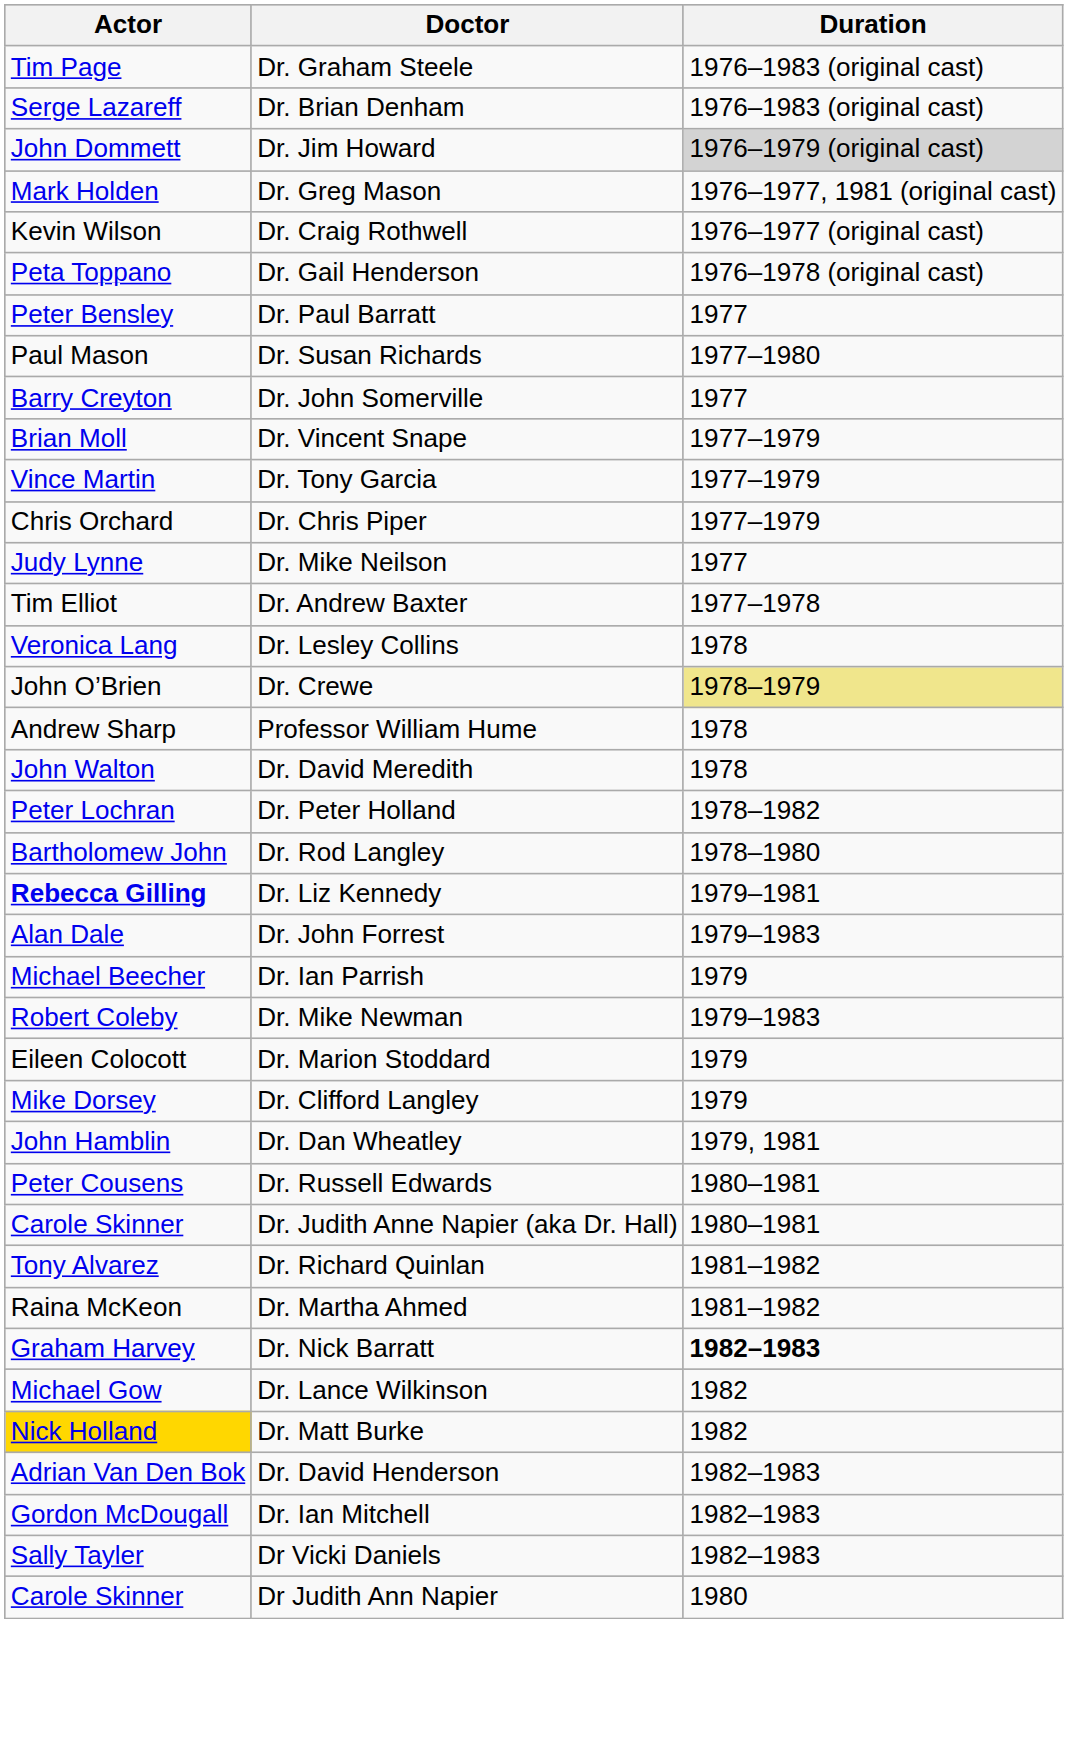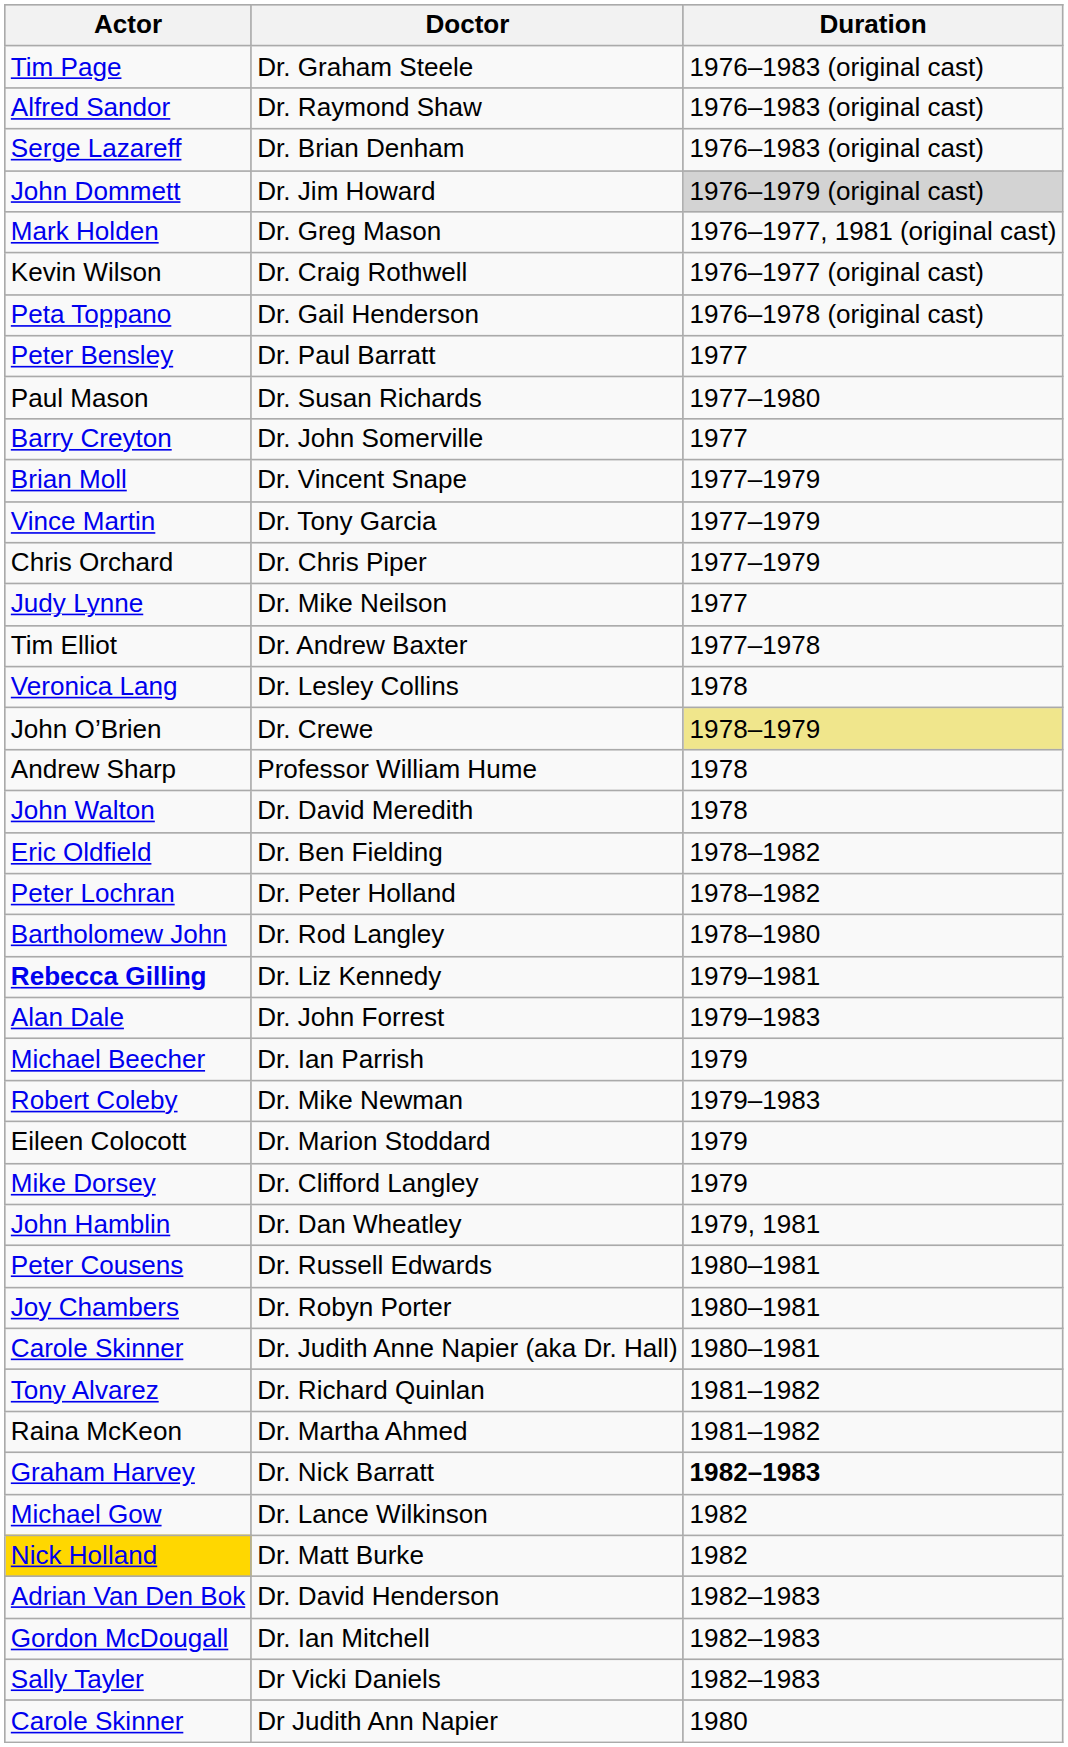+ row: (370, 107)
+ row: (350, 852)
+ row: (354, 1307)
